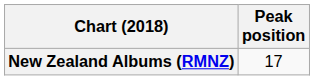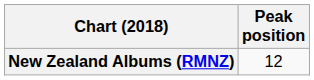(274, 61) 17 -> (274, 61) 12
